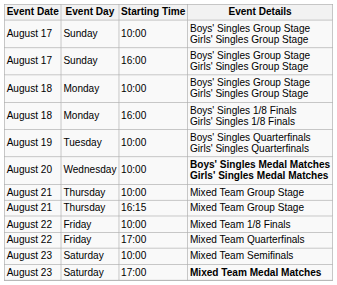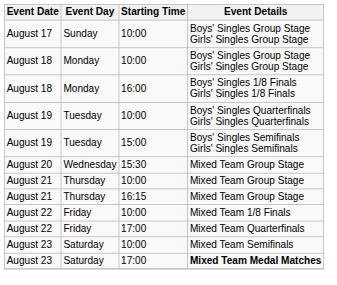- row: (134, 61)
+ row: (134, 143)
- row: (134, 170)
+ row: (134, 165)
